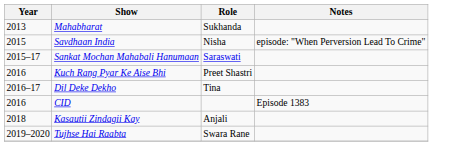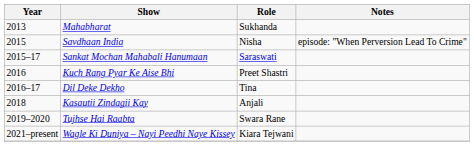- row: (62, 103)
+ row: (149, 133)
